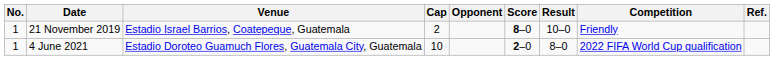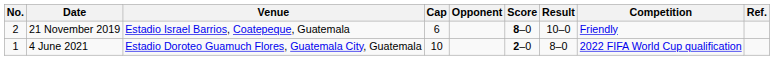(15, 30) 1 -> (15, 30) 2
(437, 30) 2 -> (437, 30) 6
